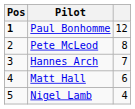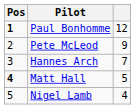(125, 46) 8 -> (125, 46) 9
(10, 79) normal -> (10, 79) bold
(125, 79) 6 -> (125, 79) 5
